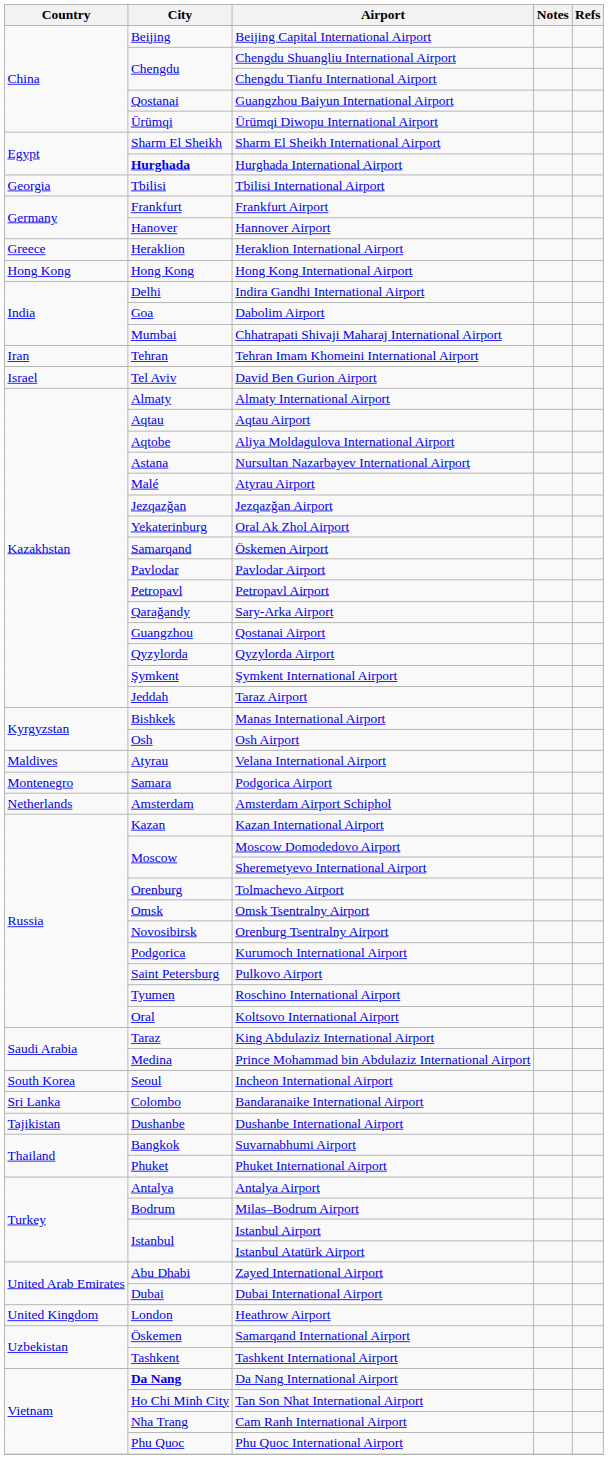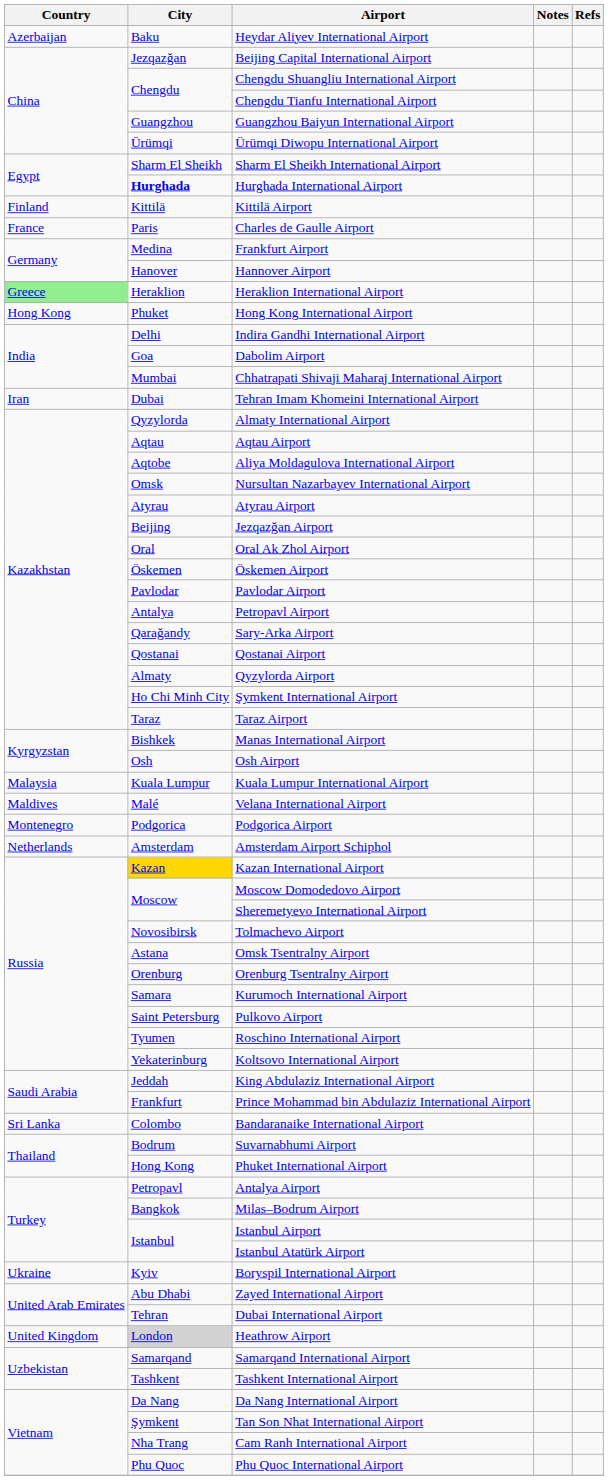+ row: (332, 36)
(151, 36) Beijing -> (159, 57) Jezqazğan
(155, 100) Qostanai -> (162, 121) Guangzhou
+ row: (274, 206)
+ row: (305, 228)
- row: (310, 185)
(156, 206) Frankfurt -> (151, 249) Medina
(27, 249) no background -> (27, 292) lightgreen background
(162, 270) Hong Kong -> (150, 313) Phuket
(149, 356) Tehran -> (147, 398) Dubai
- row: (306, 377)
(151, 398) Almaty -> (159, 420) Qyzylorda
(150, 462) Astana -> (147, 484) Omsk
(145, 484) Malé -> (150, 505) Atyrau
(159, 505) Jezqazğan -> (151, 526) Beijing
(169, 526) Yekaterinburg -> (143, 548) Oral
(161, 548) Samarqand -> (156, 569) Öskemen
(157, 590) Petropavl -> (152, 611) Antalya
(162, 633) Guangzhou -> (155, 654) Qostanai
(159, 654) Qyzylorda -> (151, 675) Almaty
(155, 675) Şymkent -> (180, 697) Ho Chi Minh City
(150, 697) Jeddah -> (146, 718) Taraz
+ row: (332, 782)
(150, 761) Atyrau -> (145, 803) Malé
(151, 782) Samara -> (158, 825) Podgorica
(148, 825) no background -> (148, 867) gold background
(157, 889) Orenburg -> (164, 931) Novosibirsk
(147, 910) Omsk -> (150, 953) Astana
(164, 931) Novosibirsk -> (157, 974) Orenburg
(158, 953) Podgorica -> (151, 995) Samara
(143, 1016) Oral -> (169, 1059) Yekaterinburg
(146, 1038) Taraz -> (150, 1080) Jeddah
(151, 1059) Medina -> (156, 1102) Frankfurt
- row: (314, 1080)
- row: (319, 1123)
(155, 1144) Bangkok -> (153, 1144) Bodrum
(150, 1166) Phuket -> (162, 1166) Hong Kong
(152, 1187) Antalya -> (157, 1187) Petropavl
(153, 1208) Bodrum -> (155, 1208) Bangkok
+ row: (316, 1272)
(147, 1294) Dubai -> (149, 1315) Tehran
(152, 1315) no background -> (152, 1336) lightgrey background
(156, 1336) Öskemen -> (161, 1358) Samarqand
(156, 1379) bold -> (155, 1400) normal
(180, 1400) Ho Chi Minh City -> (155, 1421) Şymkent
